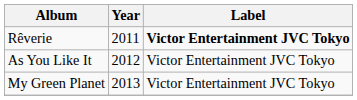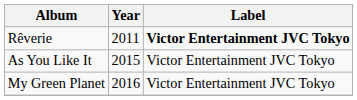(126, 60) 2012 -> (126, 60) 2015
(126, 83) 2013 -> (126, 83) 2016
